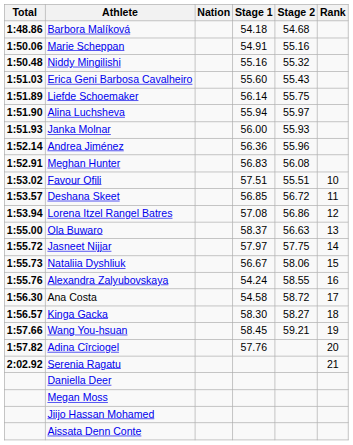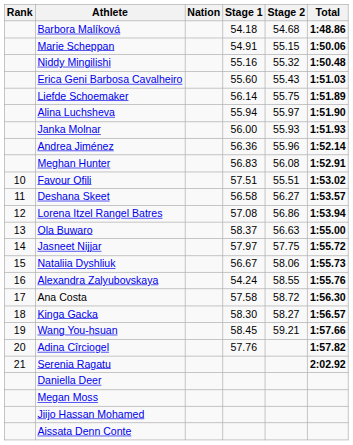columns swapped: (333, 12) <-> (25, 12)
(296, 46) 55.16 -> (286, 46) 55.15
(254, 197) 56.85 -> (244, 197) 56.58
(296, 197) 56.72 -> (286, 197) 56.27
(254, 297) 54.58 -> (244, 297) 57.58
